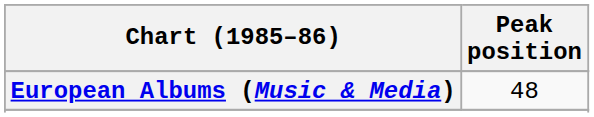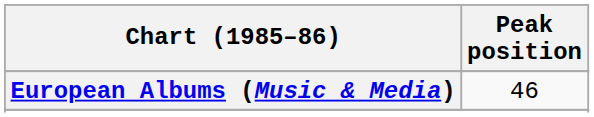(524, 91) 48 -> (524, 91) 46
